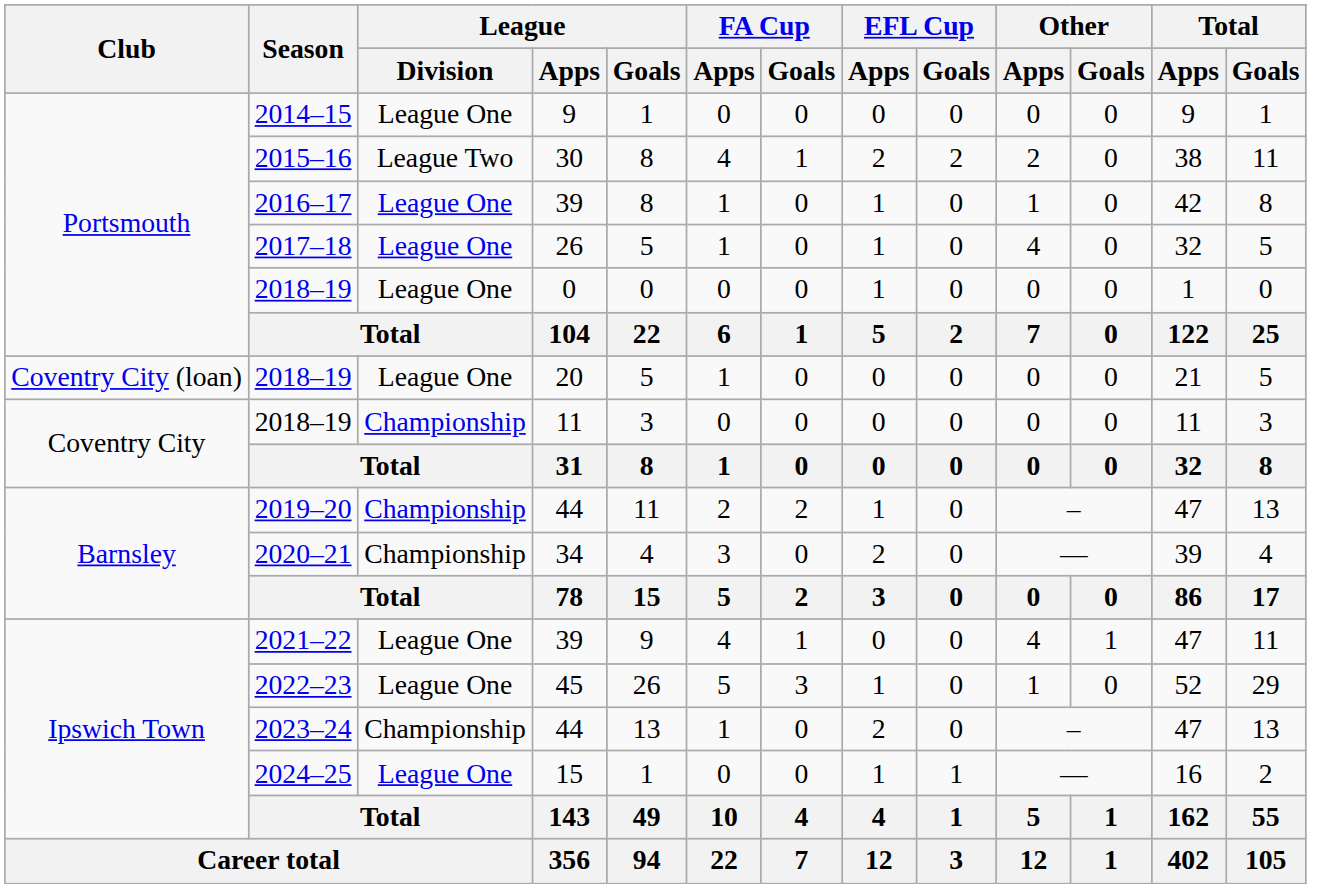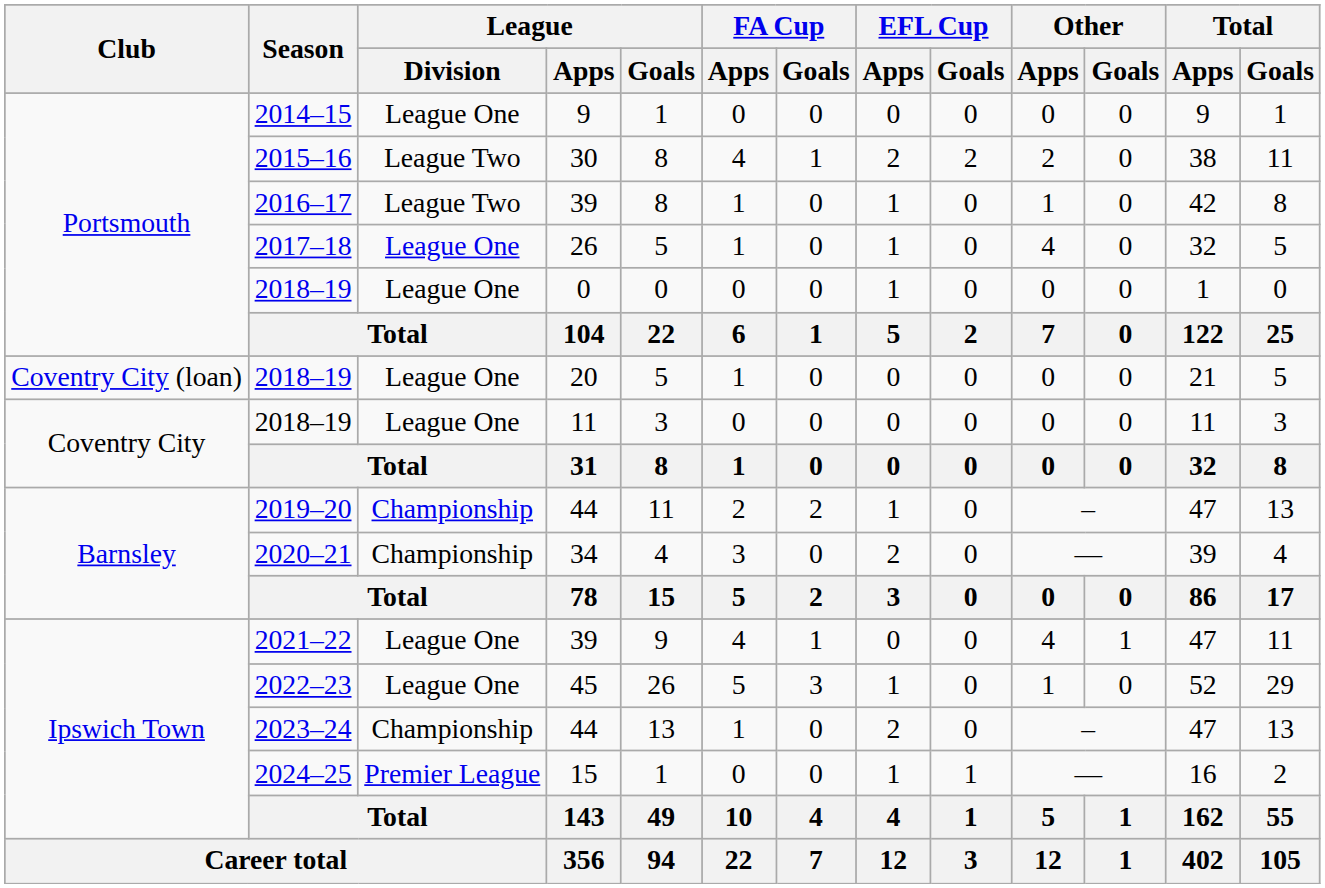(445, 202) League One -> (452, 202) League Two
(445, 421) Championship -> (452, 421) League One
(445, 772) League One -> (452, 772) Premier League
